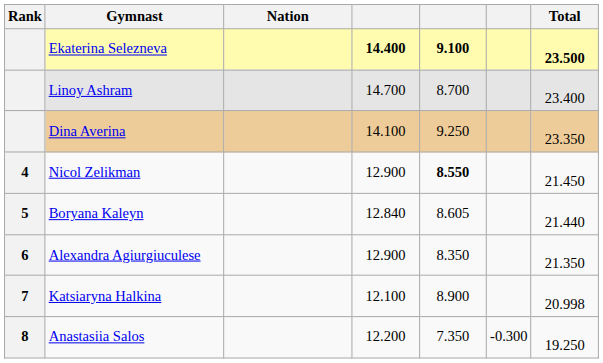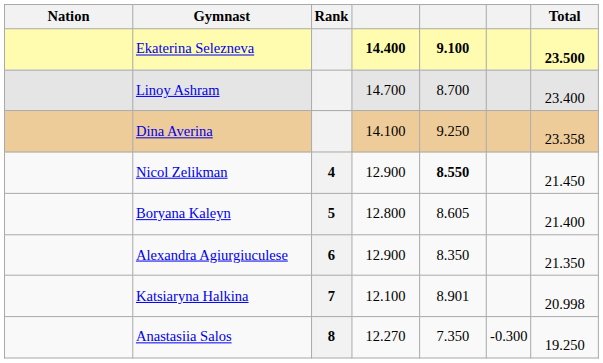columns swapped: (25, 16) <-> (288, 16)
(565, 140) 23.350 -> (565, 140) 23.358
(386, 214) 12.840 -> (386, 214) 12.800
(565, 222) 21.440 -> (565, 222) 21.400
(453, 296) 8.900 -> (453, 296) 8.901
(386, 337) 12.200 -> (386, 337) 12.270
